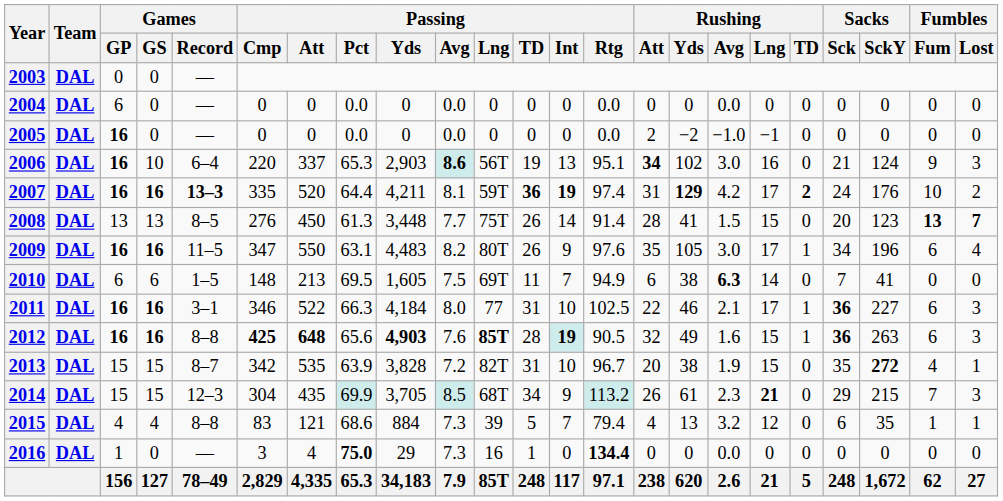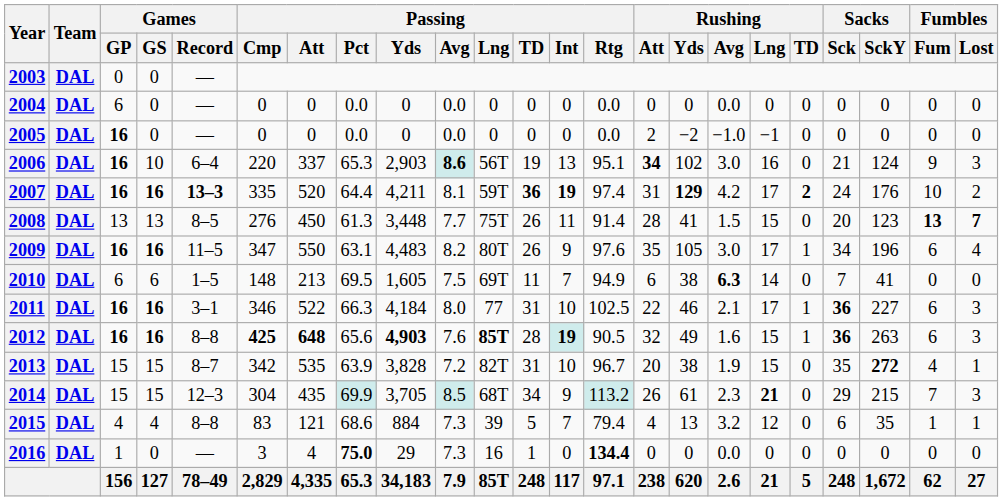(567, 221) 14 -> (567, 221) 11
